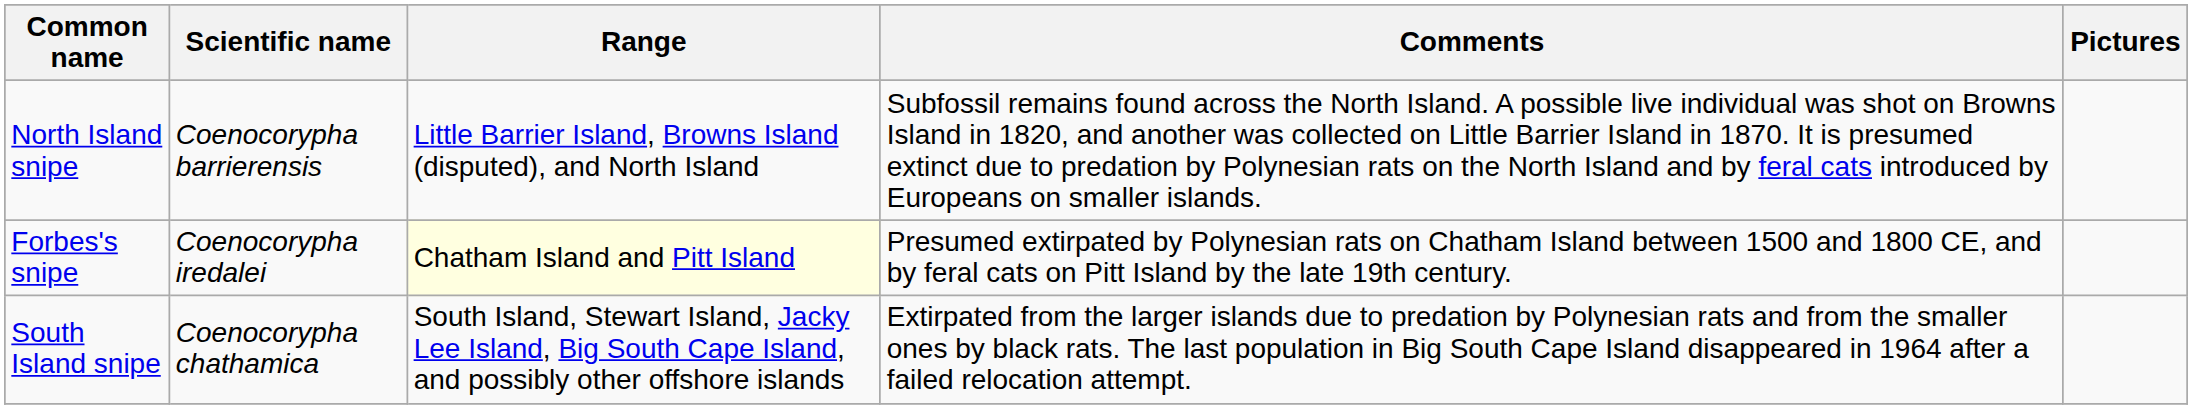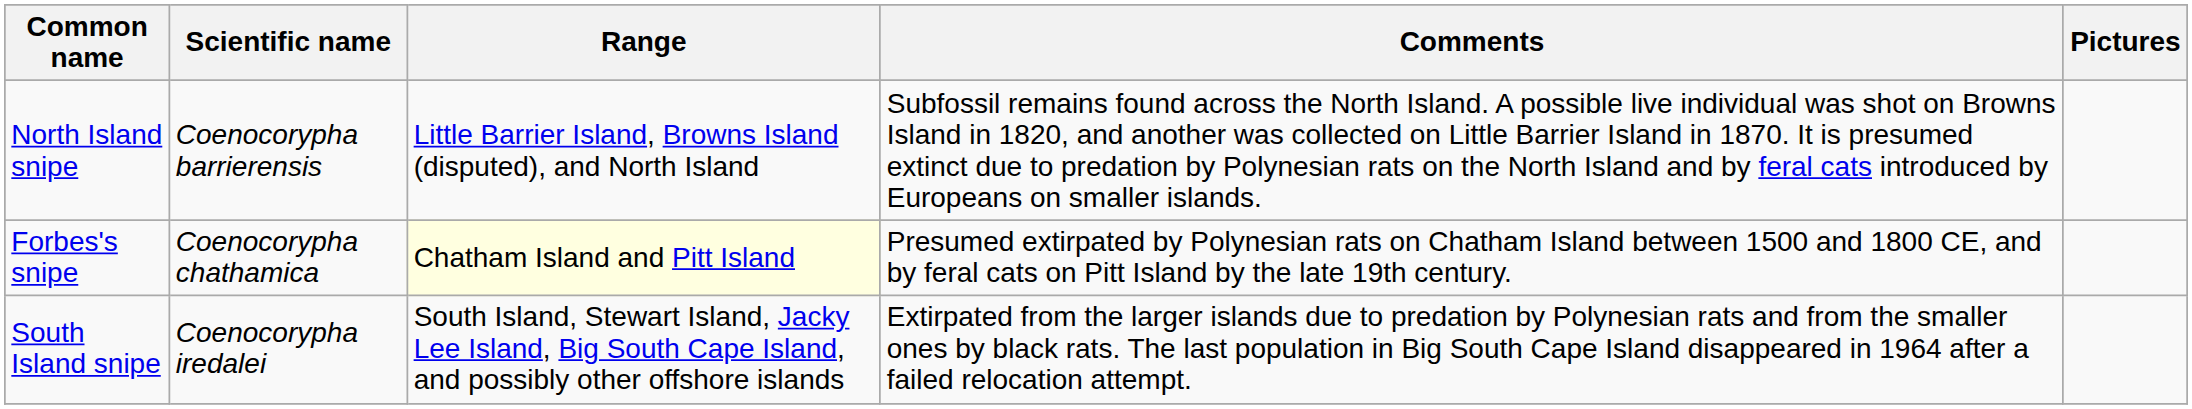(267, 257) Coenocorypha iredalei -> (267, 257) Coenocorypha chathamica
(267, 348) Coenocorypha chathamica -> (267, 348) Coenocorypha iredalei
